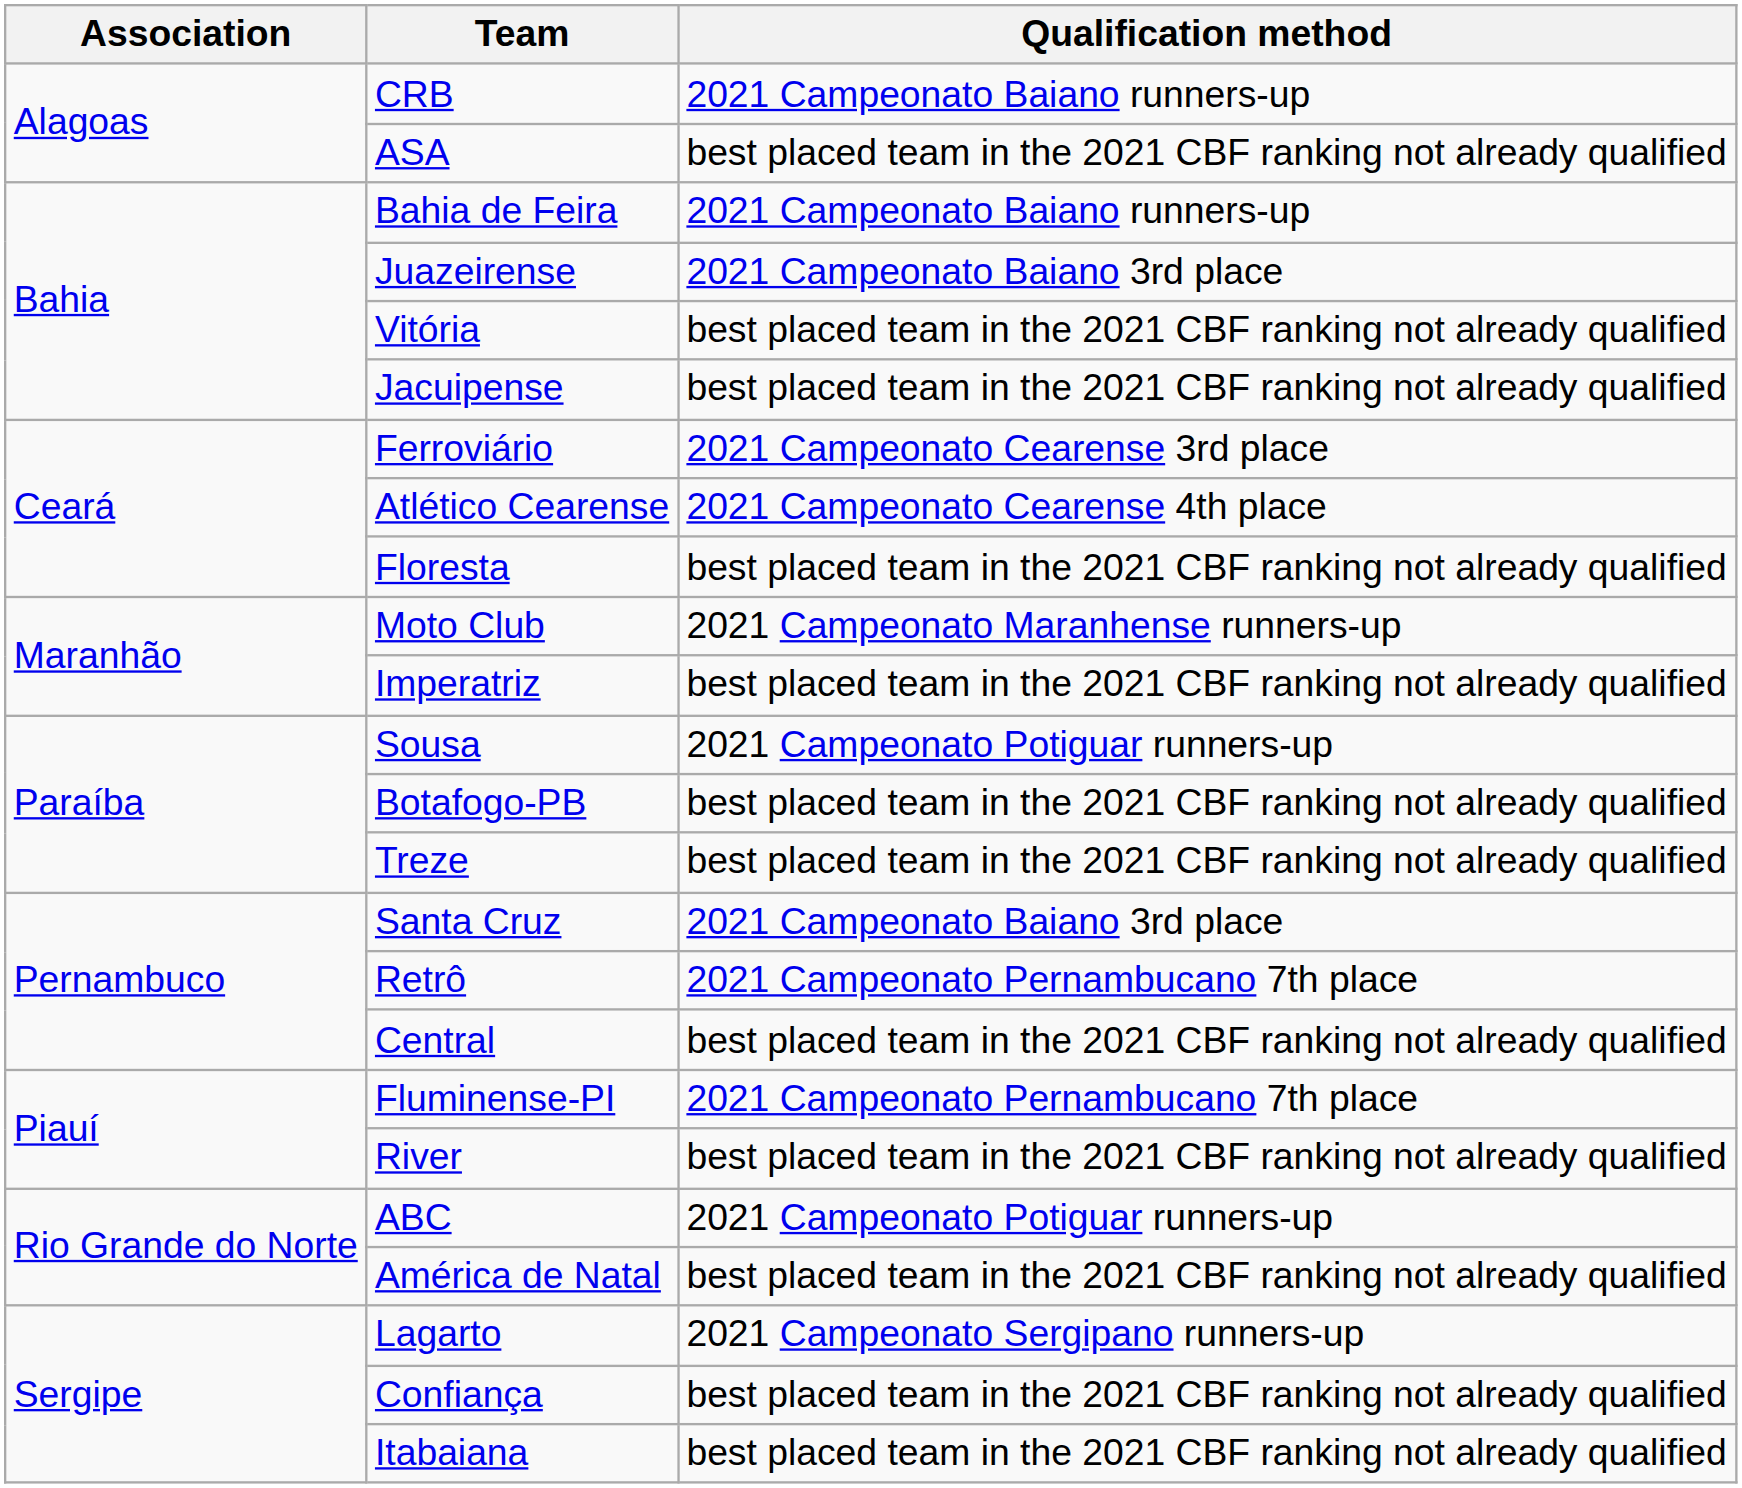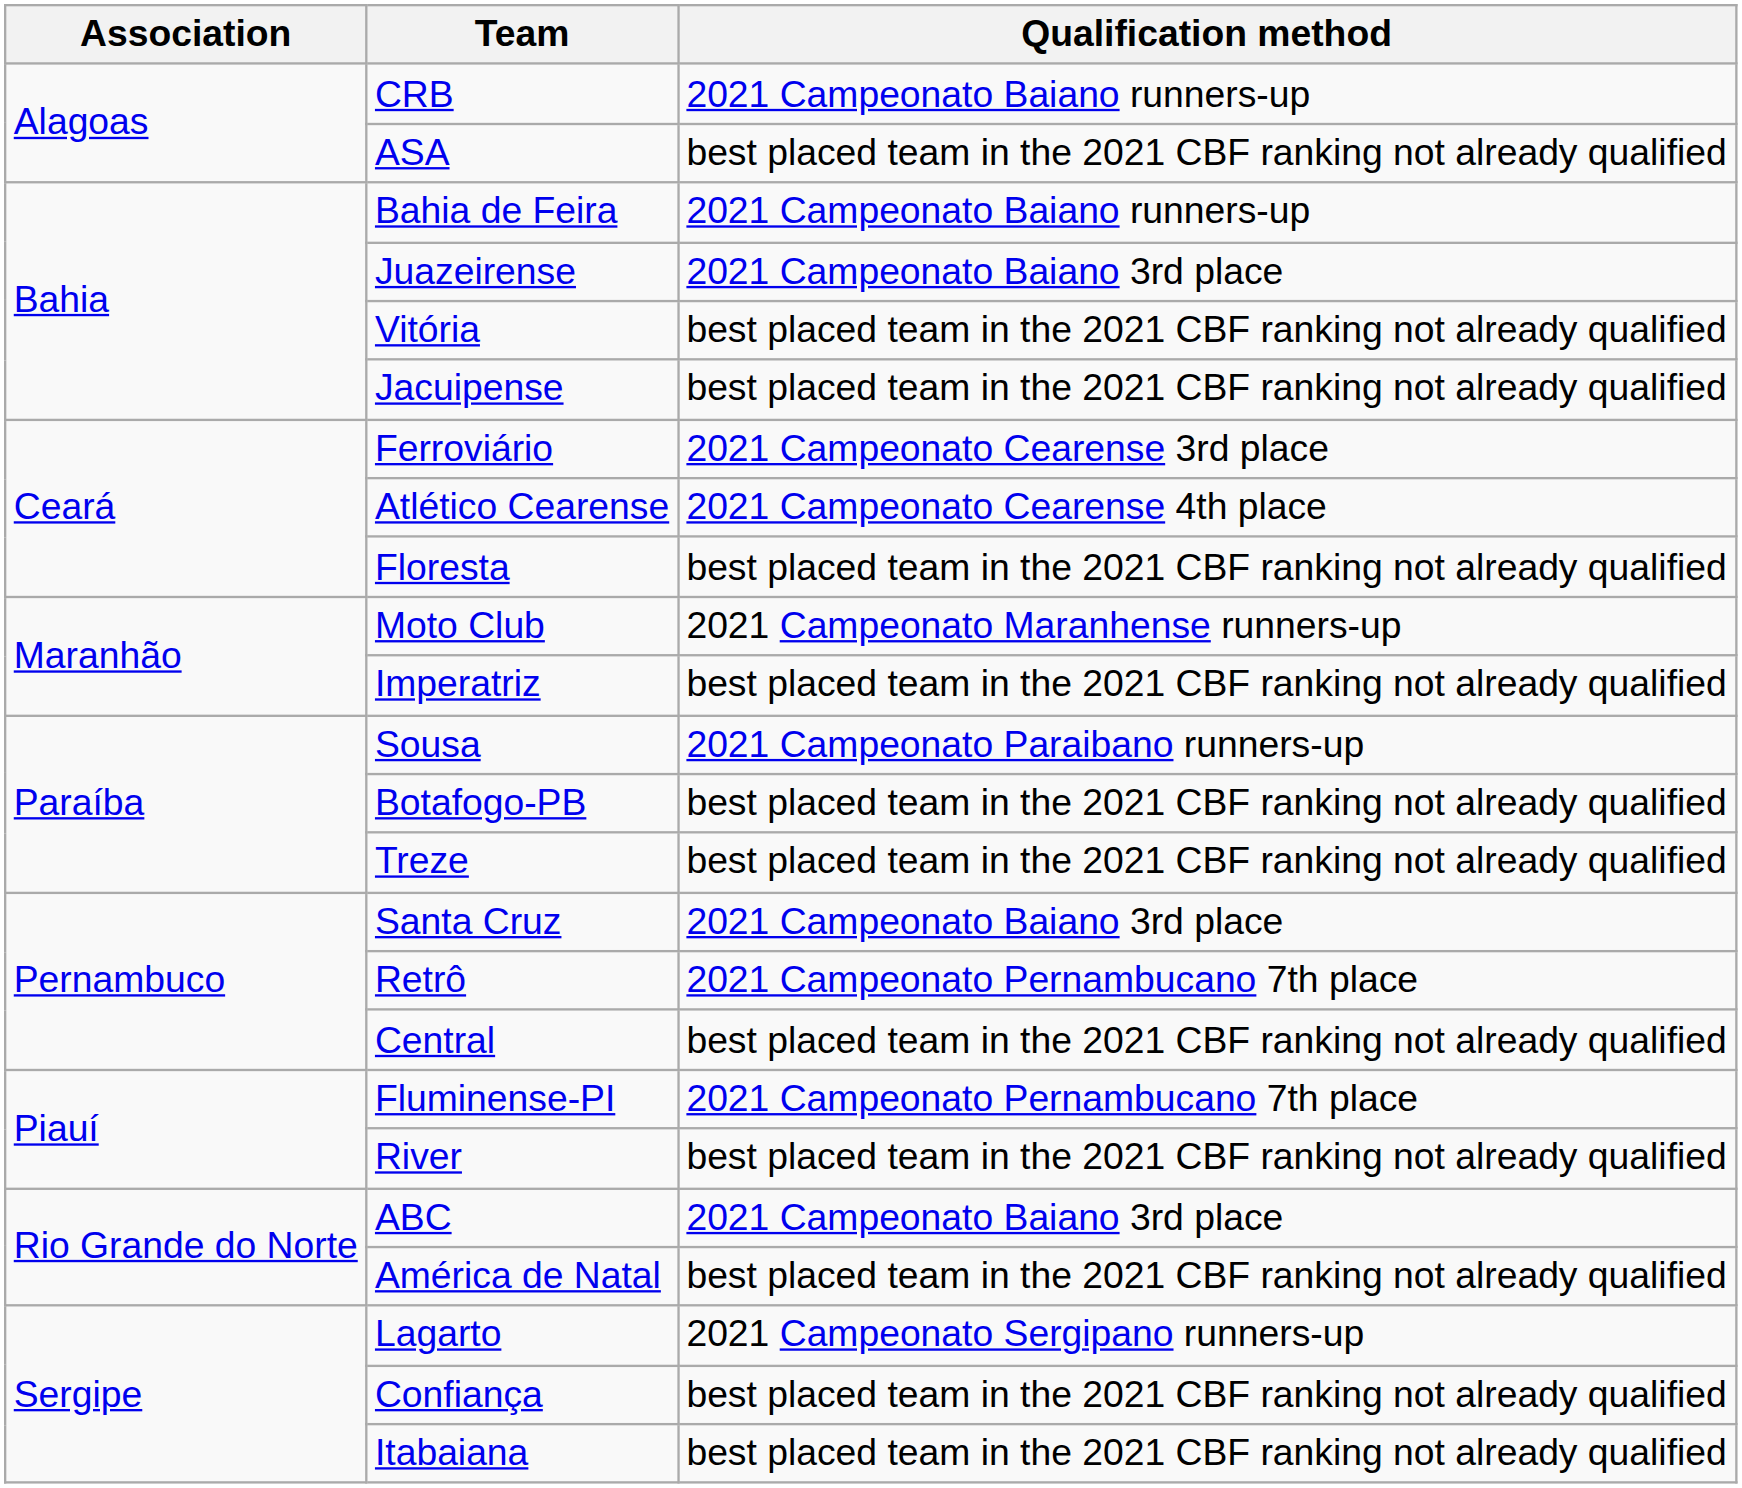(1010, 743) 2021 Campeonato Potiguar runners-up -> (1025, 743) 2021 Campeonato Paraibano runners-up
(1010, 1216) 2021 Campeonato Potiguar runners-up -> (985, 1216) 2021 Campeonato Baiano 3rd place
